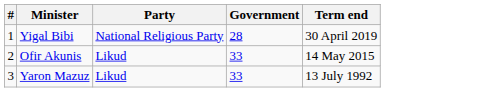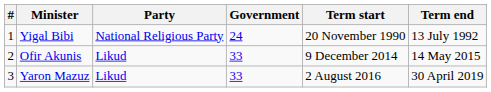+ column: (355, 14)
(236, 35) 28 -> (236, 35) 24
(341, 35) 30 April 2019 -> (445, 35) 13 July 1992
(339, 76) 13 July 1992 -> (447, 76) 30 April 2019
